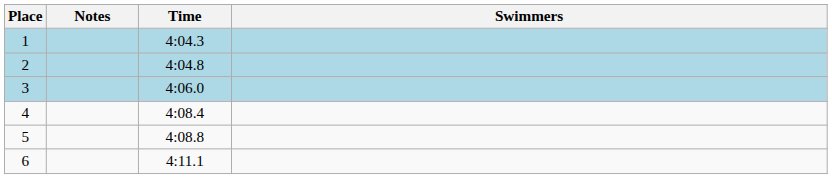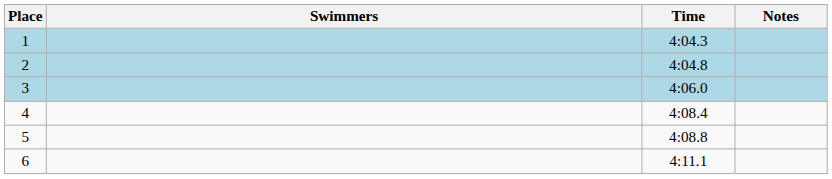columns swapped: (529, 16) <-> (92, 16)
